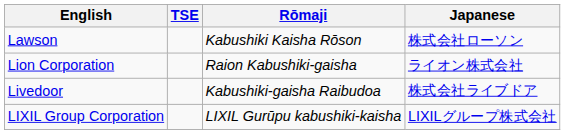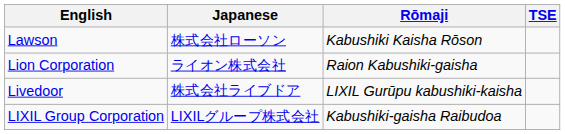columns swapped: (482, 15) <-> (185, 15)
(293, 91) Kabushiki-gaisha Raibudoa -> (424, 91) LIXIL Gurūpu kabushiki-kaisha
(303, 116) LIXIL Gurūpu kabushiki-kaisha -> (414, 116) Kabushiki-gaisha Raibudoa
